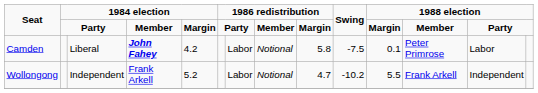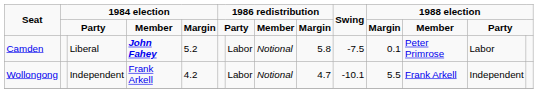(191, 48) 4.2 -> (191, 48) 5.2
(191, 75) 5.2 -> (191, 75) 4.2
(353, 75) -10.2 -> (353, 75) -10.1
